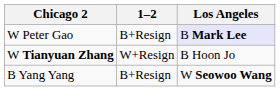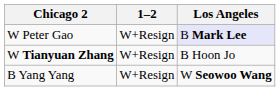(145, 34) B+Resign -> (147, 34) W+Resign
(145, 75) B+Resign -> (147, 75) W+Resign
